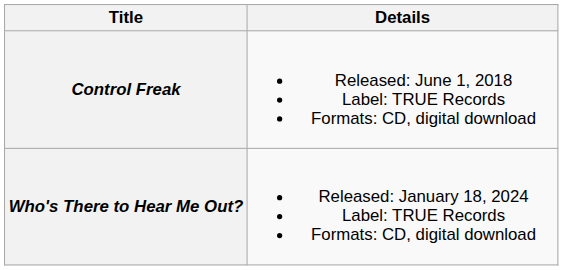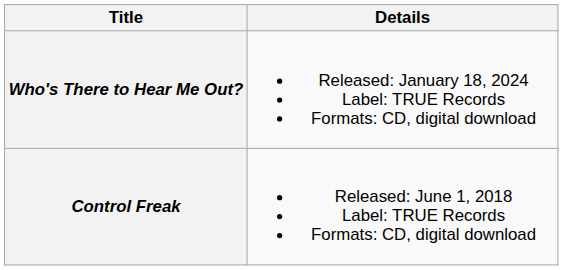rows swapped: (126, 89) <-> (126, 206)
